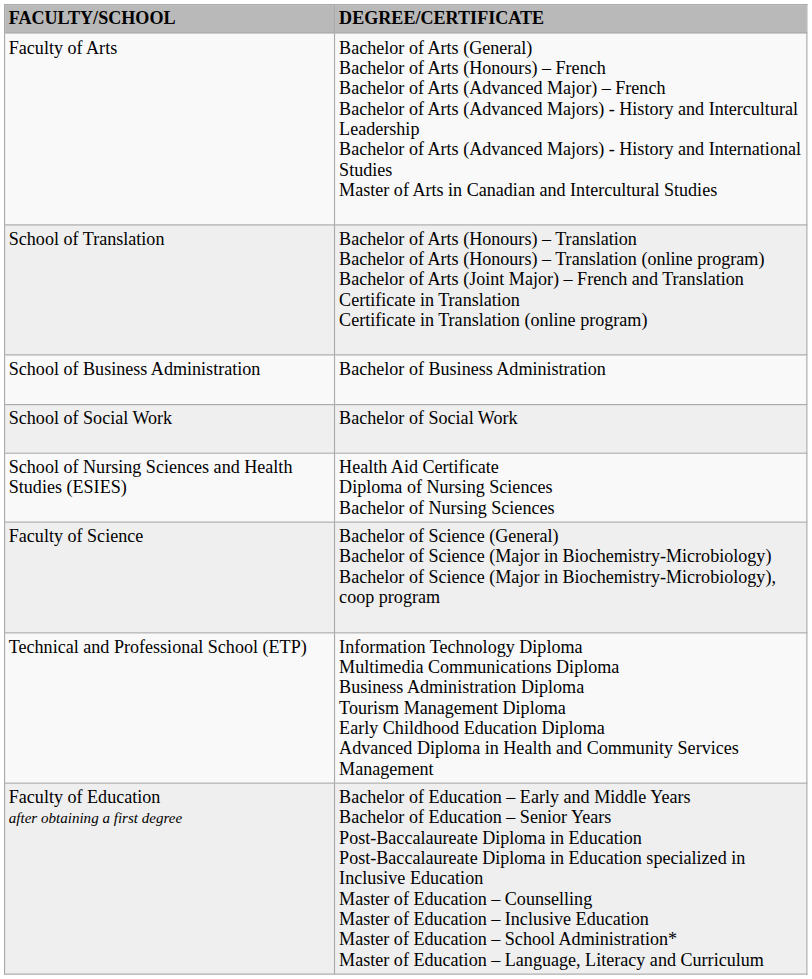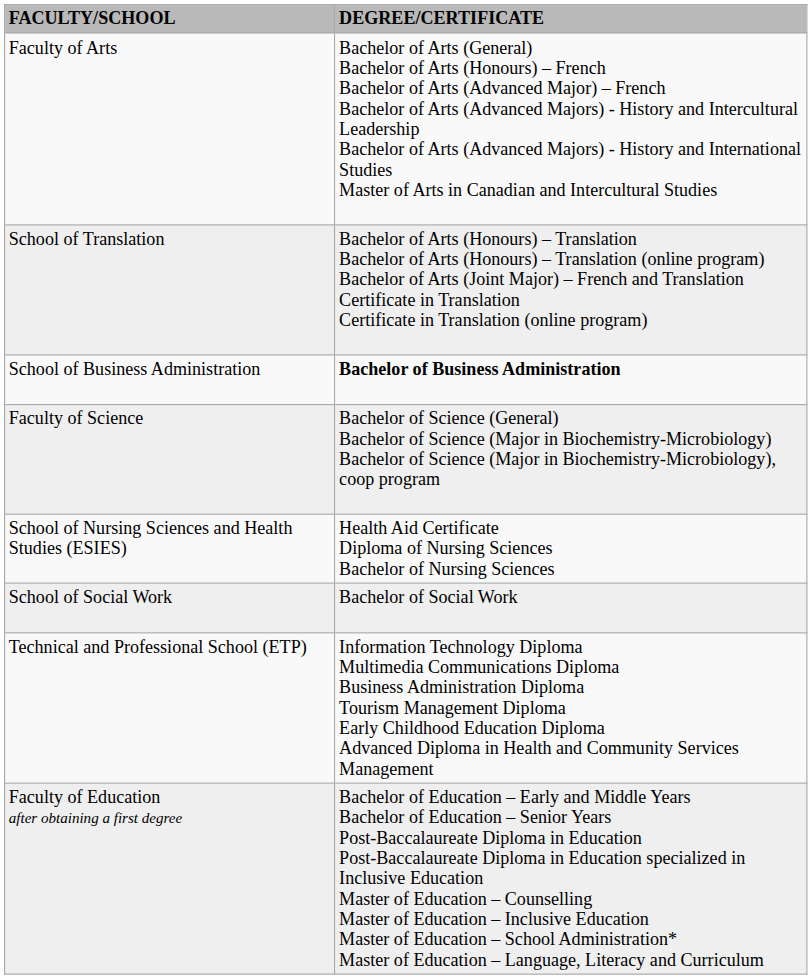(472, 379) normal -> (480, 379) bold
rows swapped: (76, 536) <-> (90, 418)
